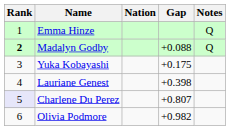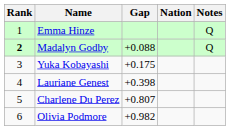columns swapped: (140, 13) <-> (176, 13)
(20, 99) lavender background -> (20, 99) no background
